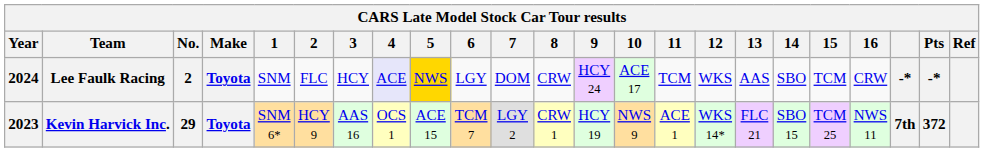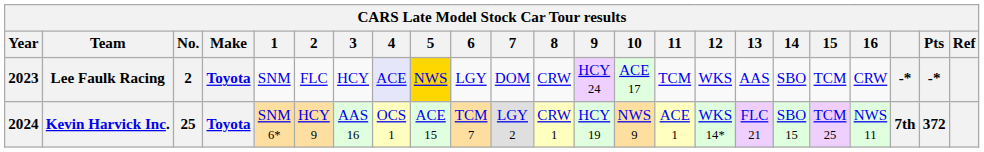(23, 79) 2024 -> (23, 79) 2023
(23, 124) 2023 -> (23, 124) 2024
(188, 124) 29 -> (188, 124) 25
